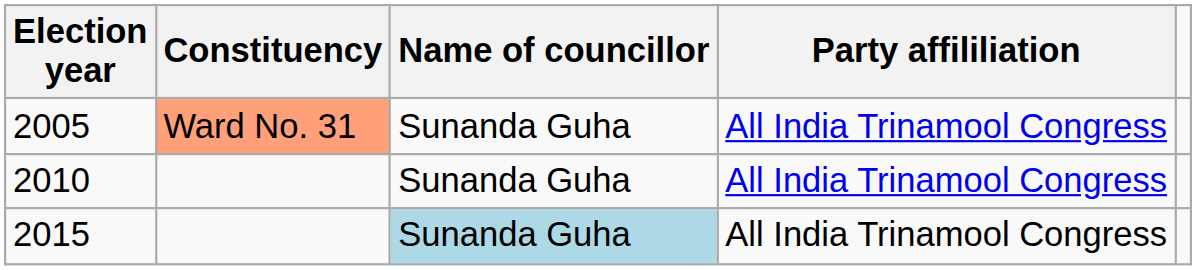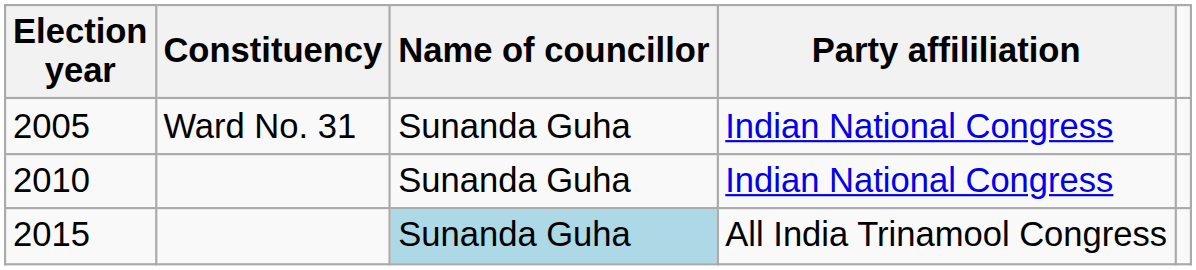(260, 125) lightsalmon background -> (260, 125) no background
(946, 125) All India Trinamool Congress -> (919, 125) Indian National Congress
(946, 180) All India Trinamool Congress -> (919, 180) Indian National Congress
